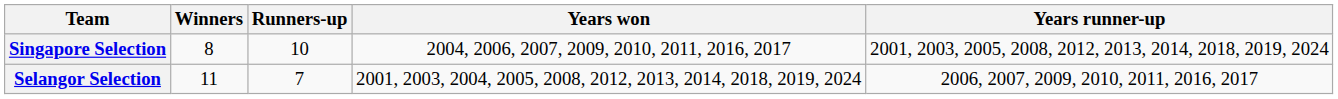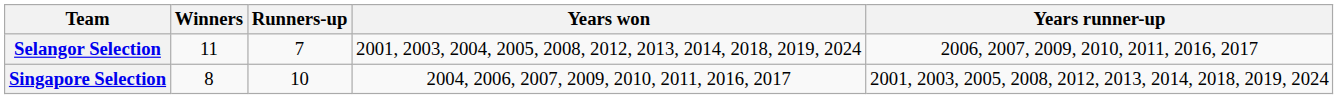rows swapped: (87, 78) <-> (88, 49)
